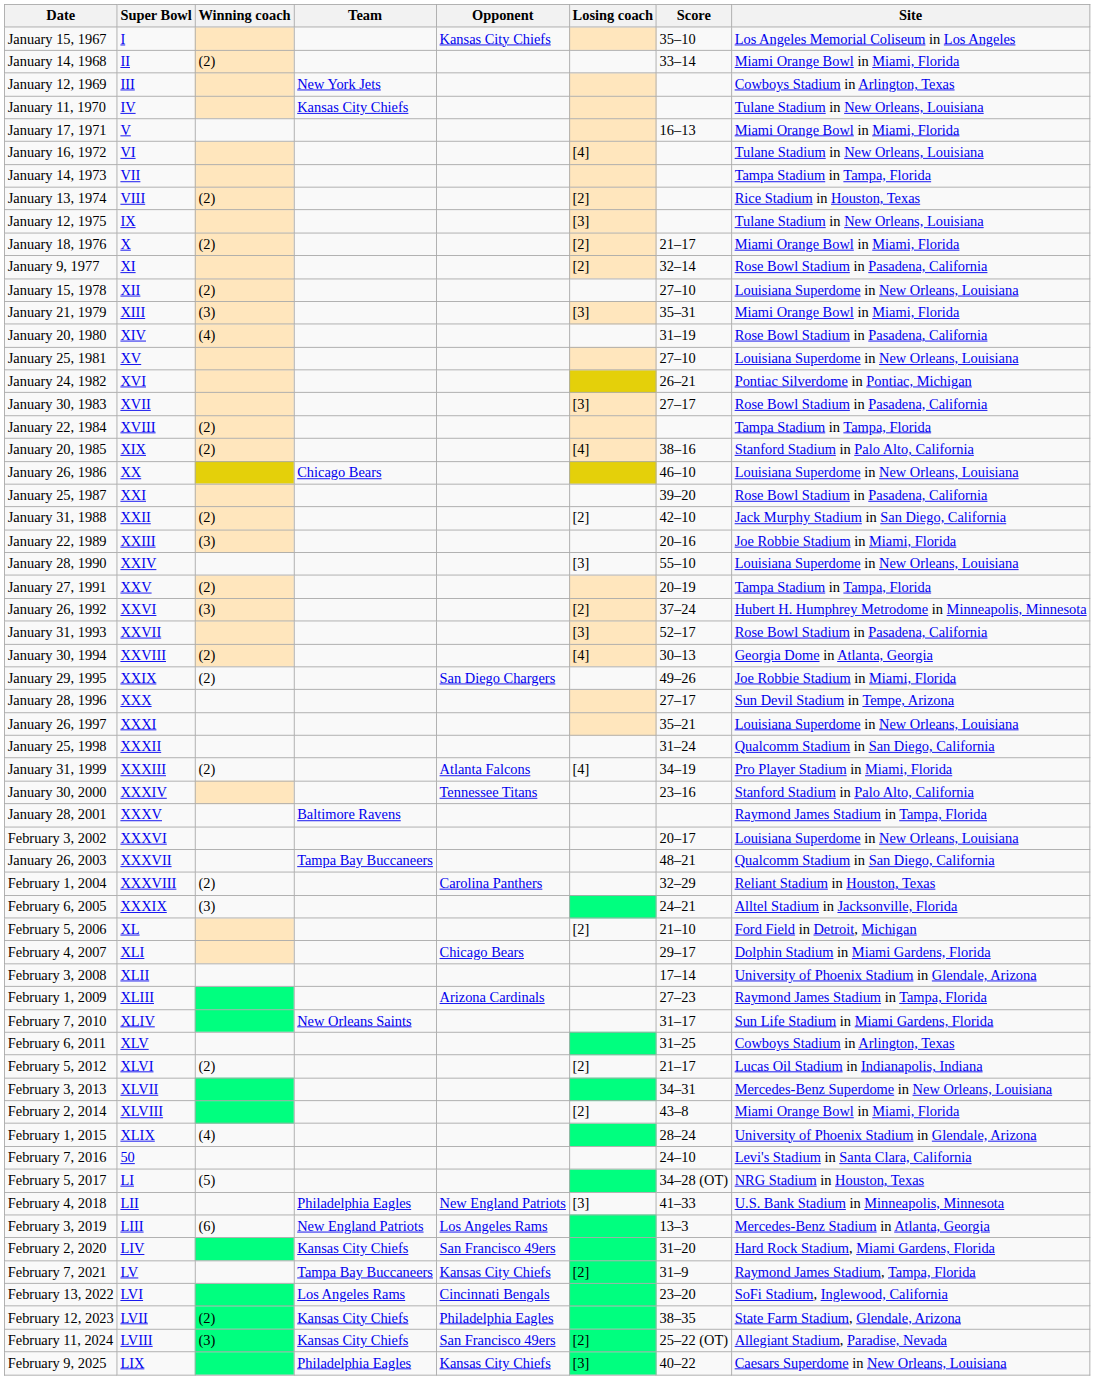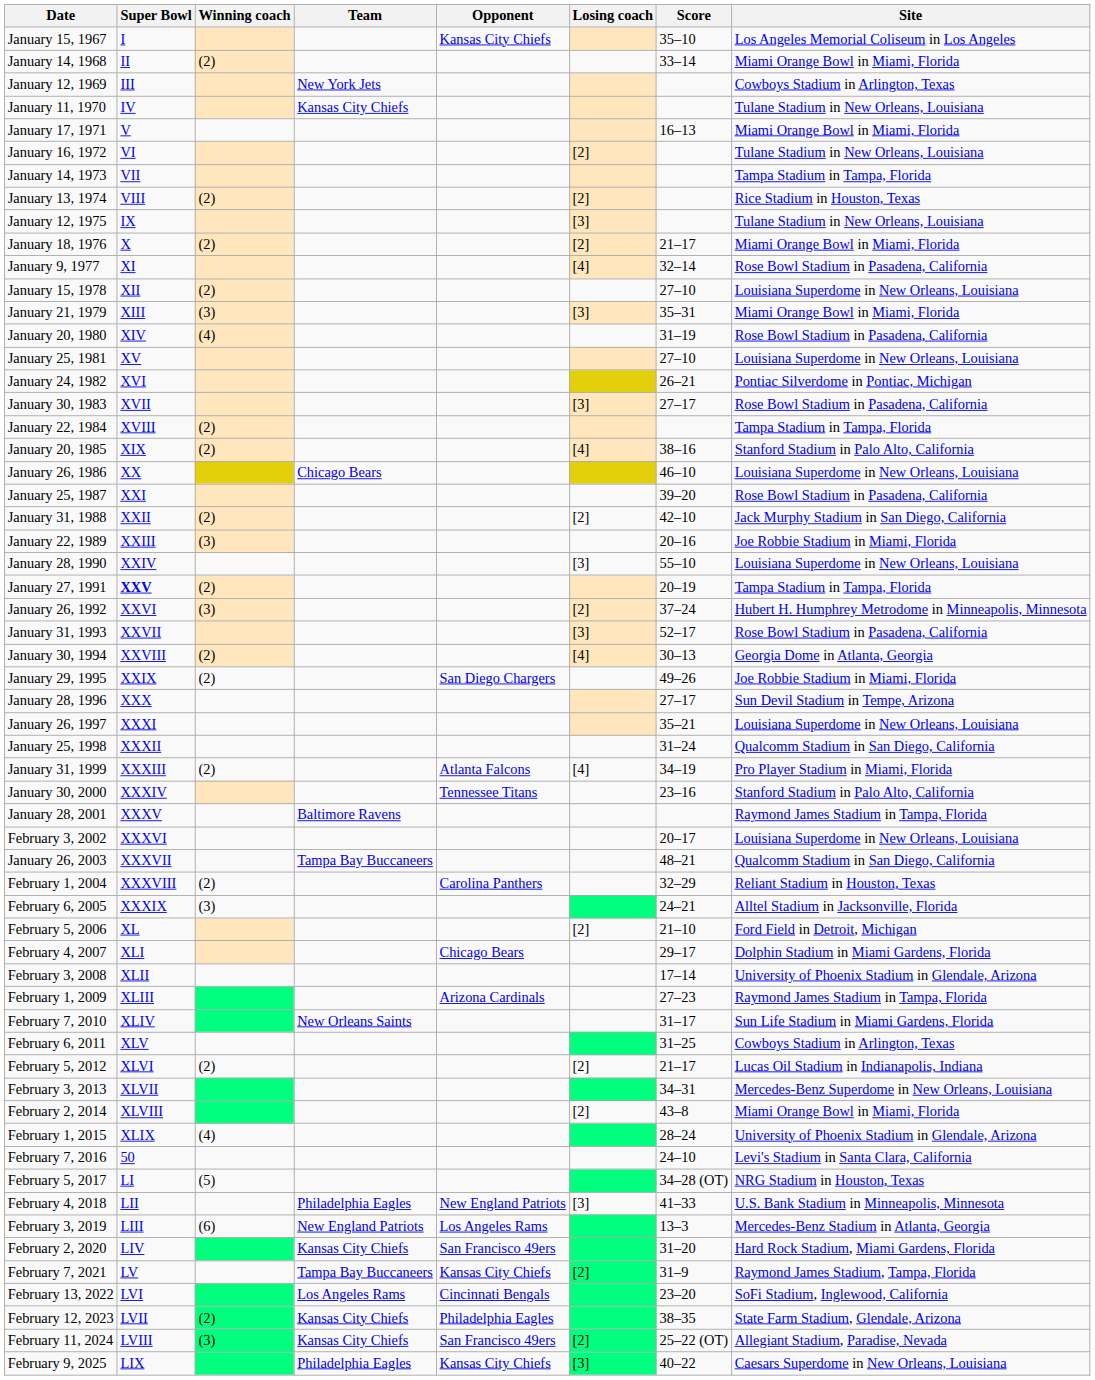(581, 152) [4] -> (581, 152) [2]
(581, 267) [2] -> (581, 267) [4]
(136, 586) normal -> (136, 586) bold
